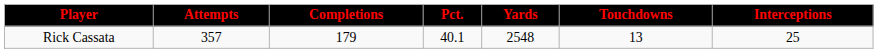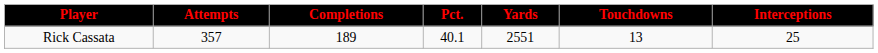(346, 37) 179 -> (346, 37) 189
(520, 37) 2548 -> (520, 37) 2551
